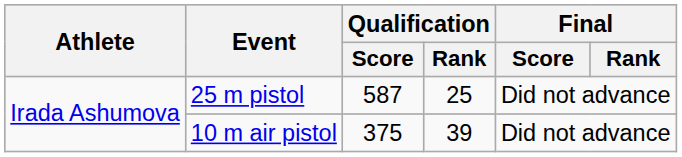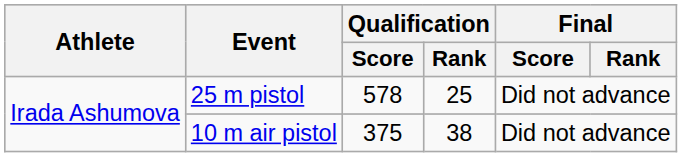(383, 96) 587 -> (383, 96) 578
(459, 133) 39 -> (459, 133) 38
